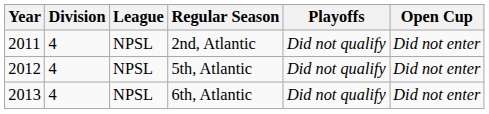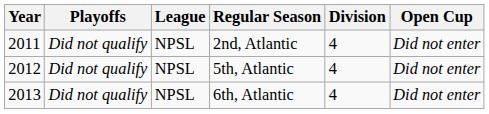columns swapped: (77, 17) <-> (336, 17)
